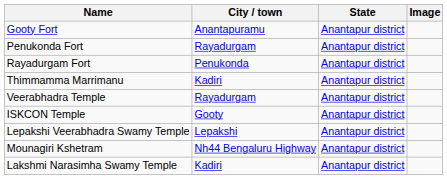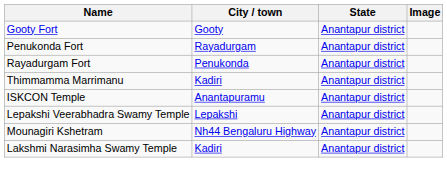(230, 30) Anantapuramu -> (209, 30) Gooty
- row: (56, 98)
(209, 115) Gooty -> (230, 98) Anantapuramu
